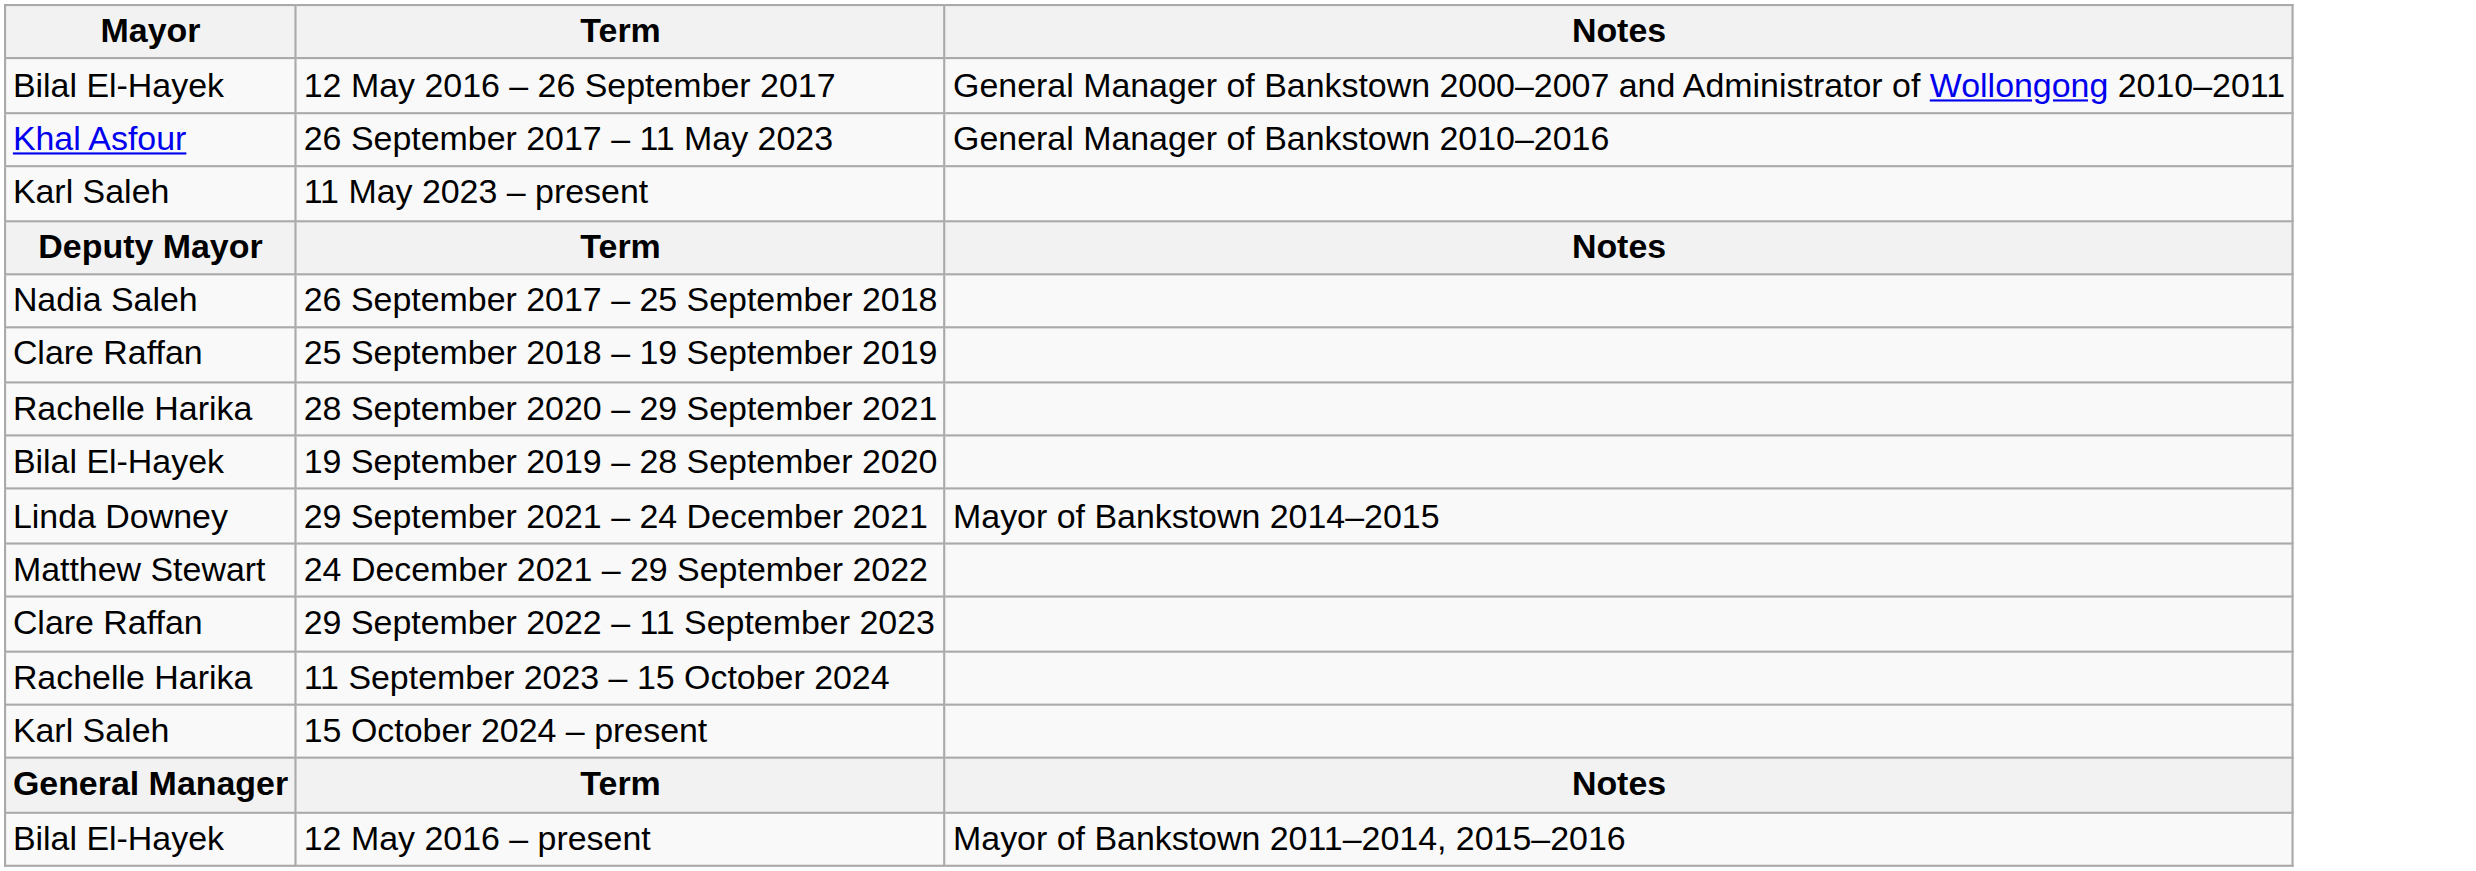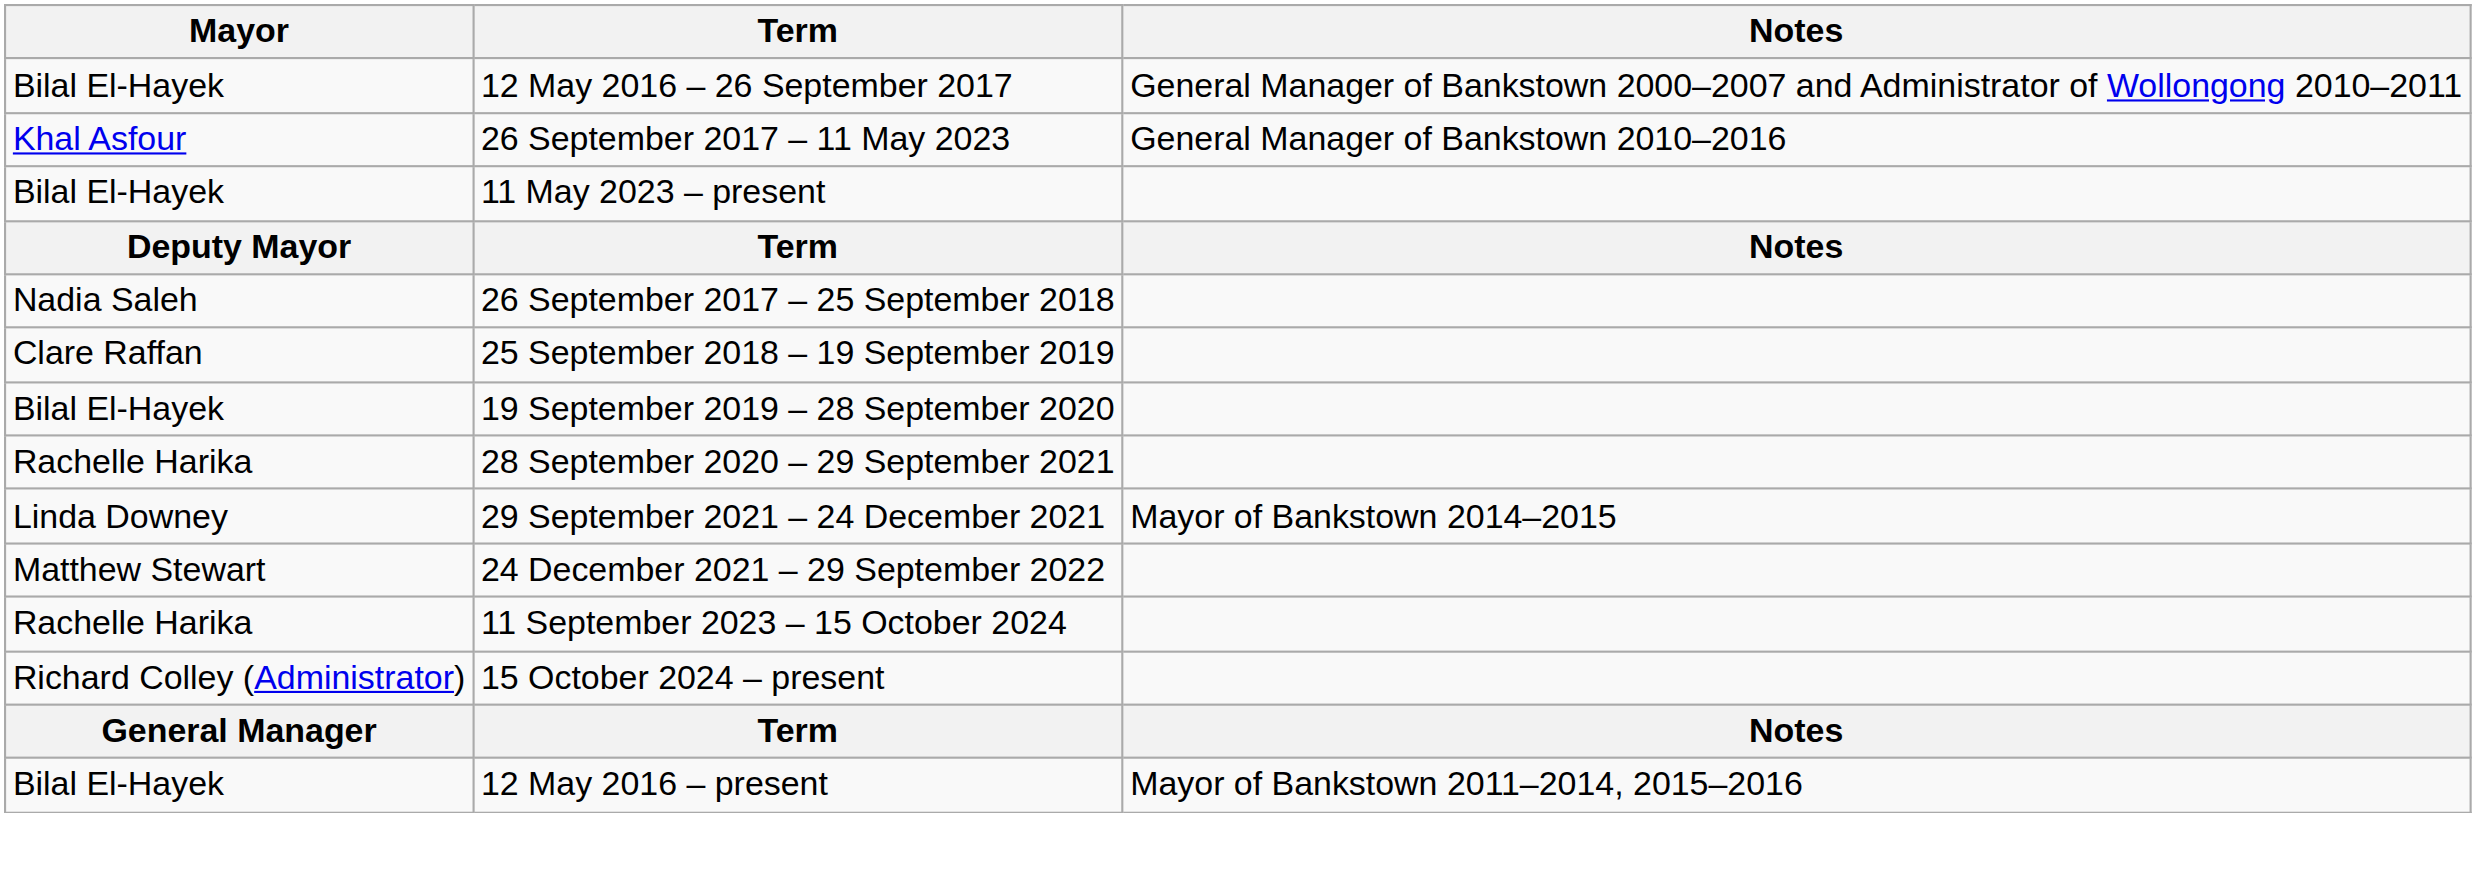(91, 192) Karl Saleh -> (118, 192) Bilal El-Hayek
rows swapped: (621, 461) <-> (621, 407)
- row: (619, 623)
(91, 730) Karl Saleh -> (239, 676) Richard Colley (Administrator)
